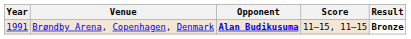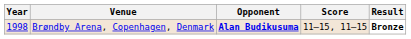(17, 26) 1991 -> (17, 26) 1998
